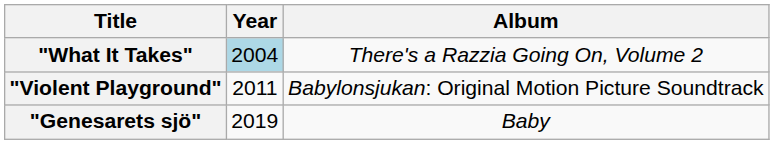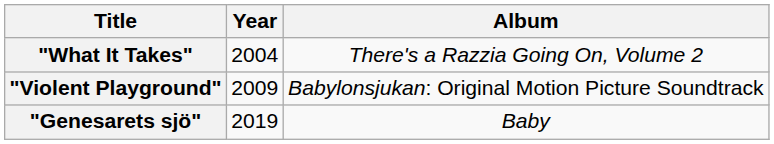(255, 54) lightblue background -> (255, 54) no background
(255, 88) 2011 -> (255, 88) 2009
